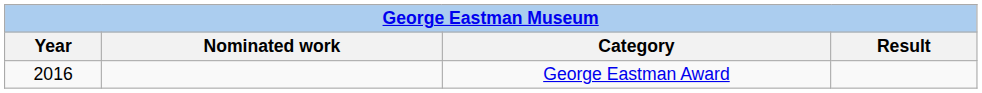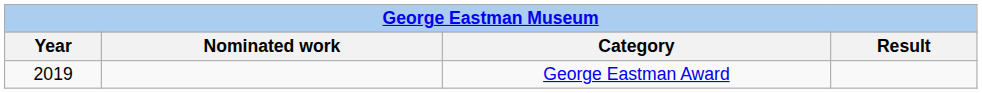(53, 74) 2016 -> (53, 74) 2019
